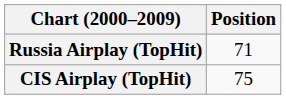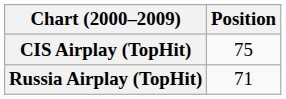rows swapped: (106, 79) <-> (106, 49)
